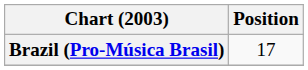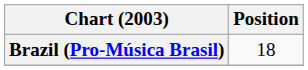(266, 49) 17 -> (266, 49) 18
